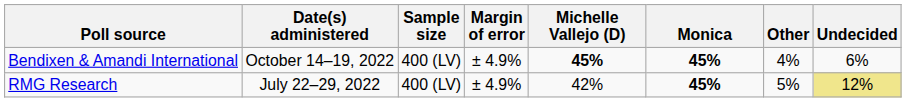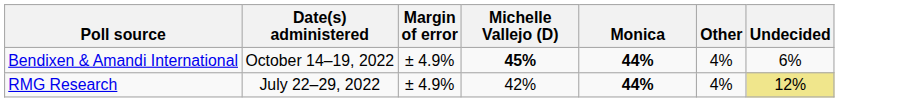- column: (431, 26)
(705, 60) 45% -> (638, 60) 44%
(705, 85) 45% -> (638, 85) 44%
(788, 85) 5% -> (721, 85) 4%
